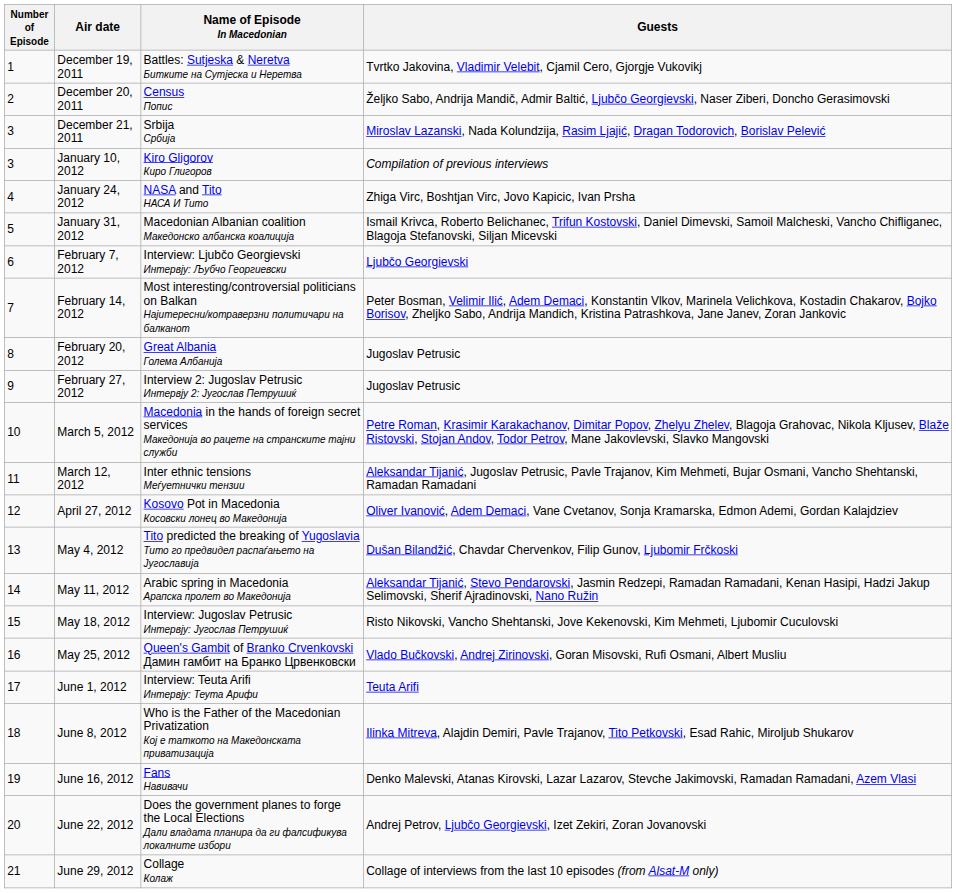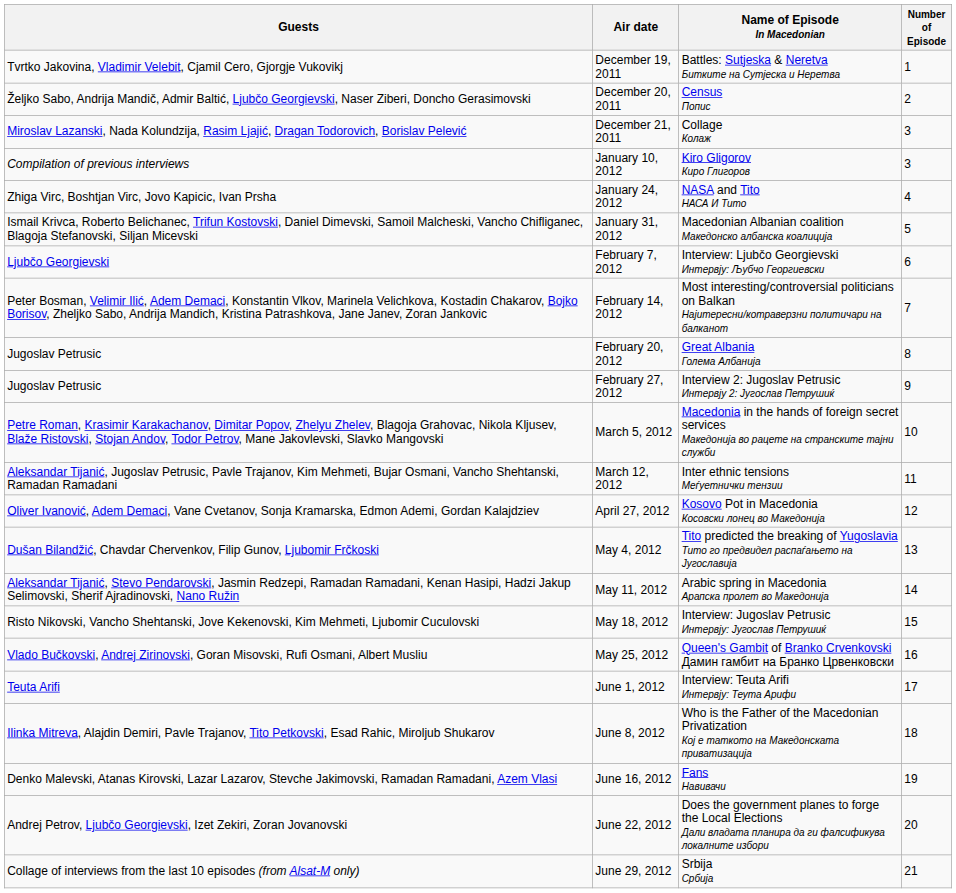columns swapped: (29, 28) <-> (657, 27)
(159, 131) Srbija Србија -> (702, 131) Collage Колаж
(164, 871) Collage Колаж -> (698, 871) Srbija Србија
